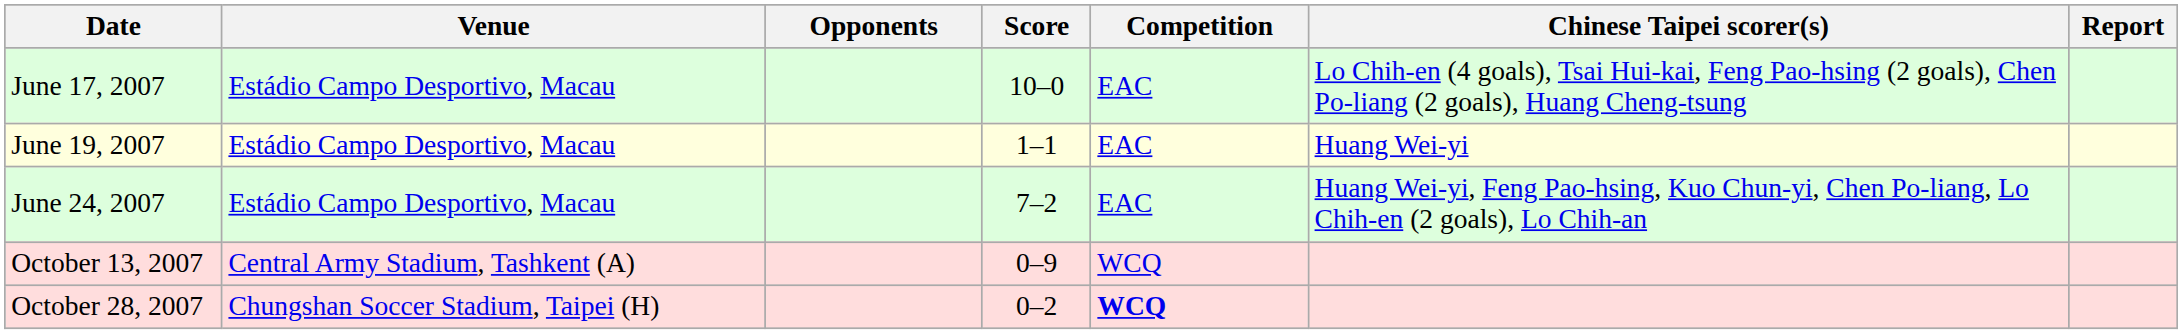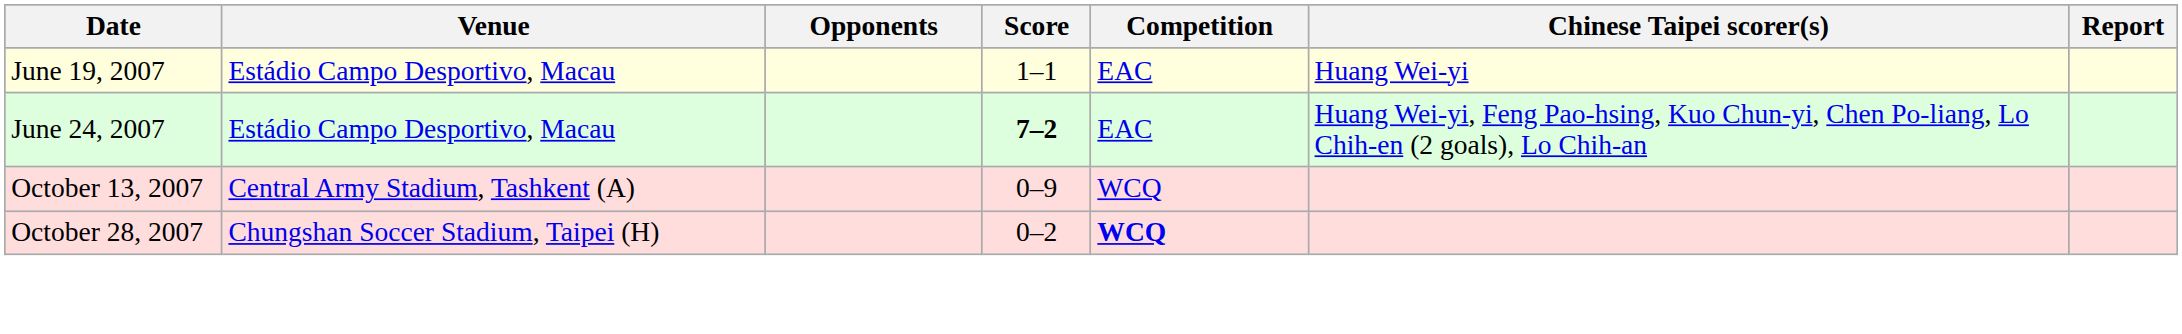- row: (88, 85)
(1037, 203) normal -> (1037, 129) bold
